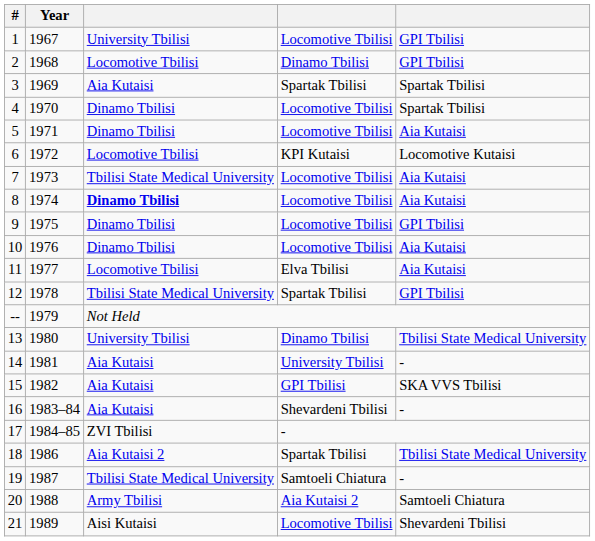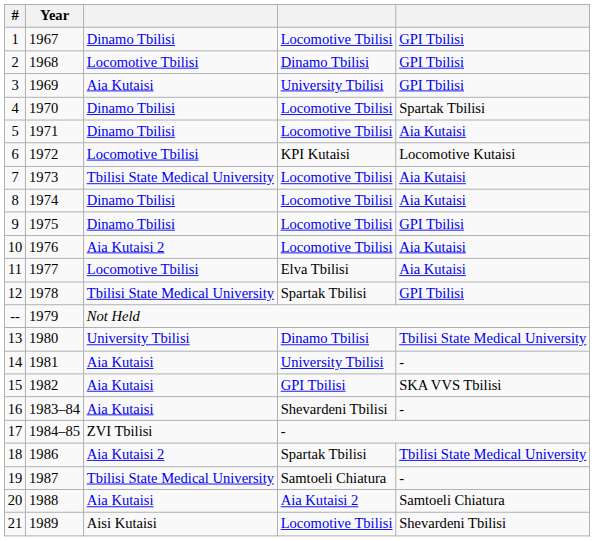(138, 39) University Tbilisi -> (131, 39) Dinamo Tbilisi
(324, 85) Spartak Tbilisi -> (332, 85) University Tbilisi
(442, 85) Spartak Tbilisi -> (432, 85) GPI Tbilisi
(133, 200) bold -> (131, 200) normal
(131, 246) Dinamo Tbilisi -> (126, 246) Aia Kutaisi 2
(124, 500) Army Tbilisi -> (120, 500) Aia Kutaisi
